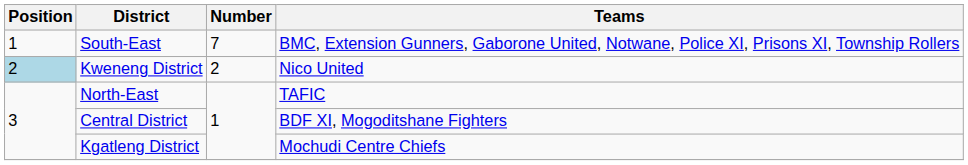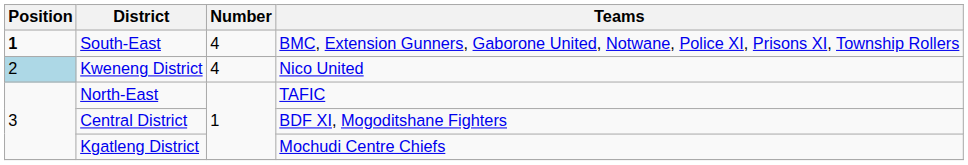(13, 43) normal -> (13, 43) bold
(215, 43) 7 -> (215, 43) 4
(215, 69) 2 -> (215, 69) 4
